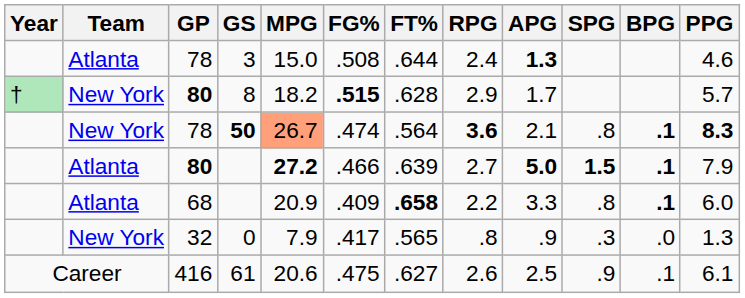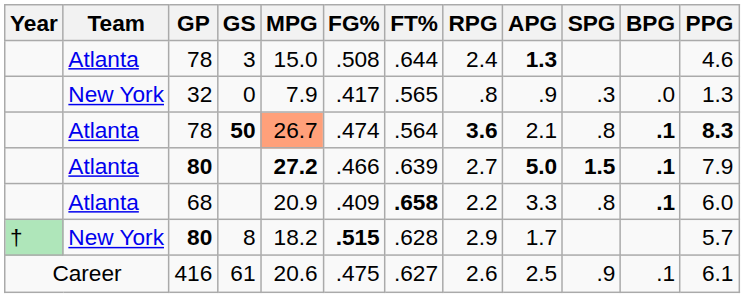rows swapped: (200, 95) <-> (200, 238)
(116, 130) New York -> (104, 130) Atlanta
